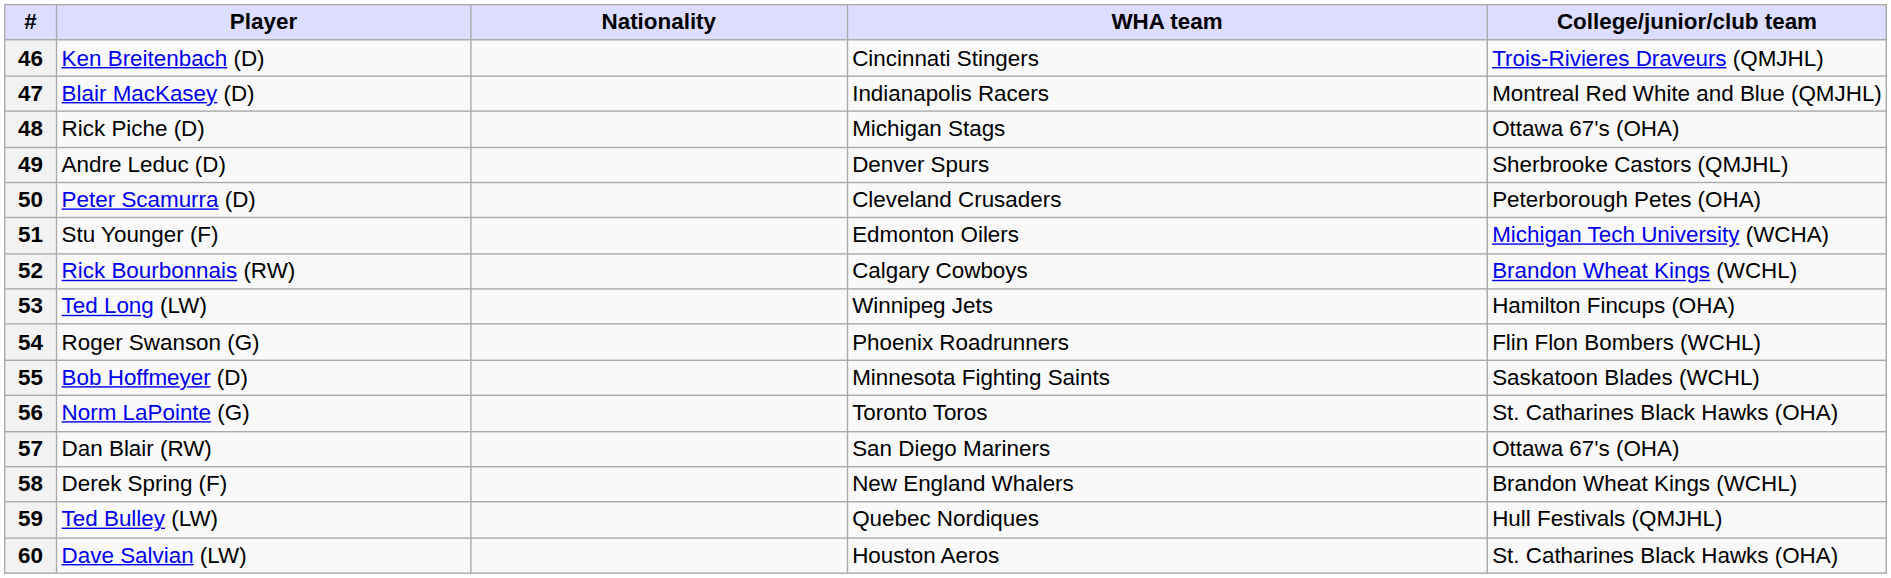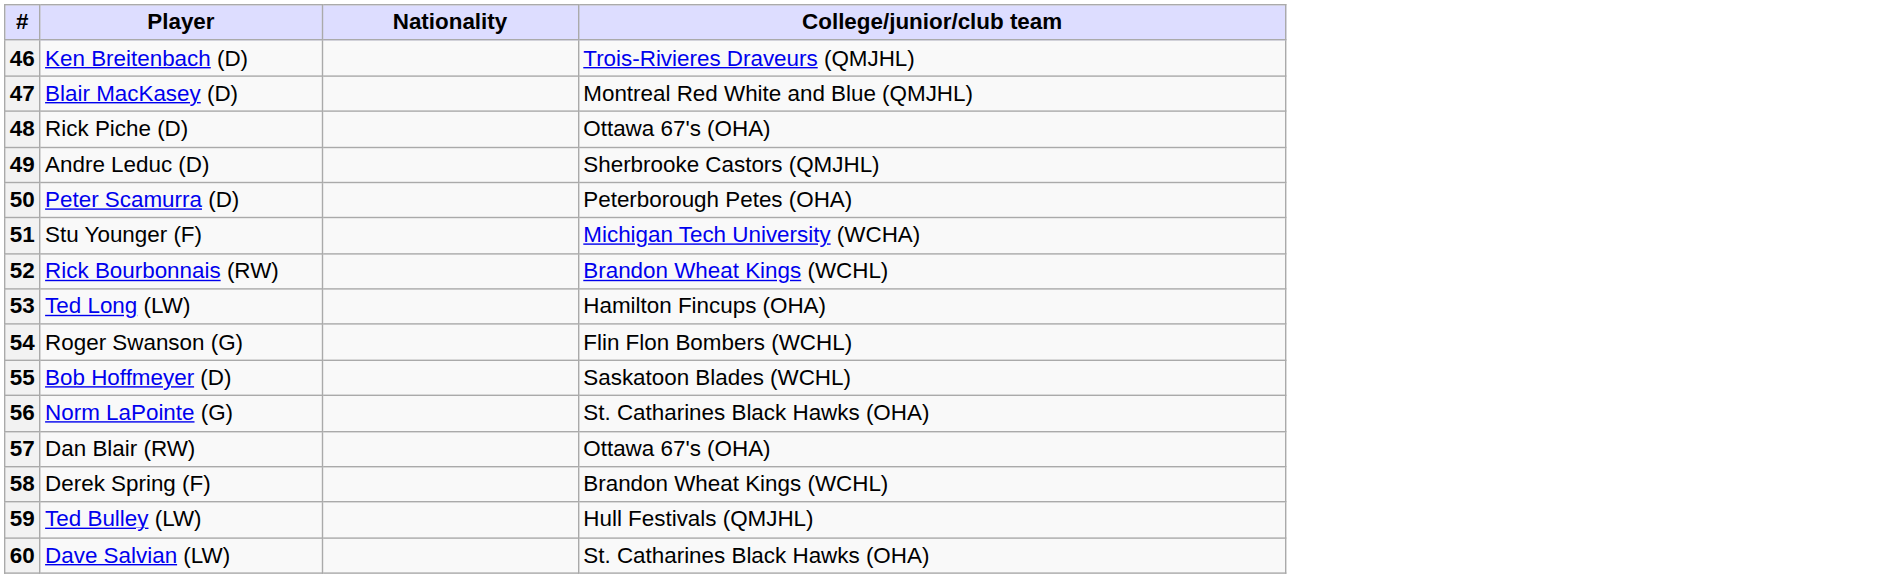- column: (1167, 22)
